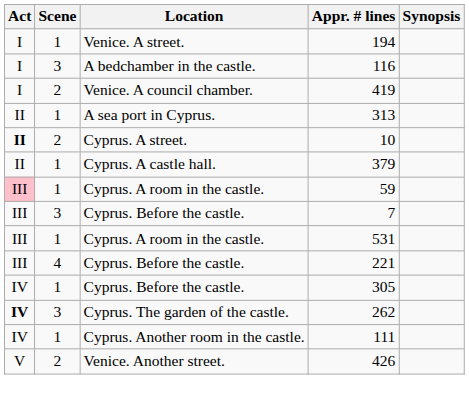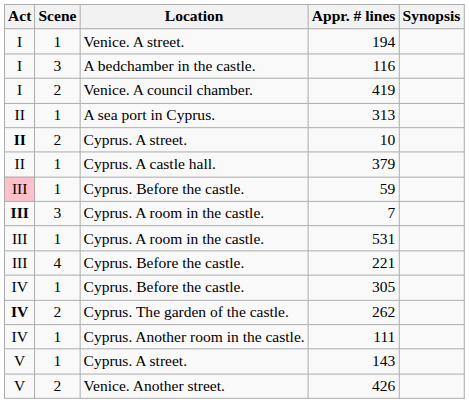(174, 189) Cyprus. A room in the castle. -> (164, 189) Cyprus. Before the castle.
(20, 213) normal -> (20, 213) bold
(164, 213) Cyprus. Before the castle. -> (174, 213) Cyprus. A room in the castle.
(57, 312) 3 -> (57, 312) 2
+ row: (384, 361)
